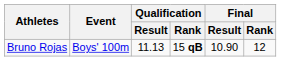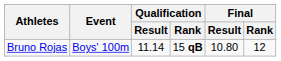(151, 48) 11.13 -> (151, 48) 11.14
(224, 48) 10.90 -> (224, 48) 10.80
